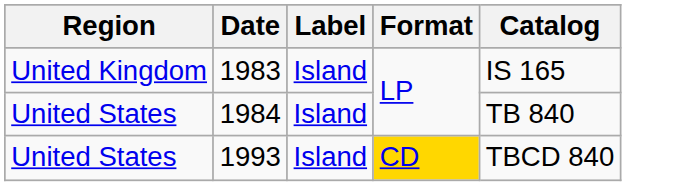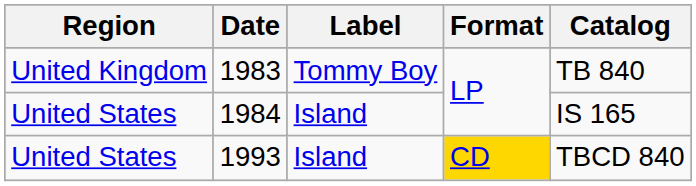(330, 69) Island -> (365, 69) Tommy Boy
(525, 69) IS 165 -> (600, 69) TB 840
(530, 113) TB 840 -> (596, 113) IS 165
